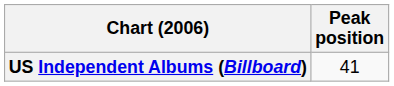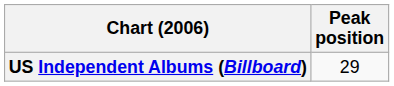(350, 66) 41 -> (350, 66) 29
